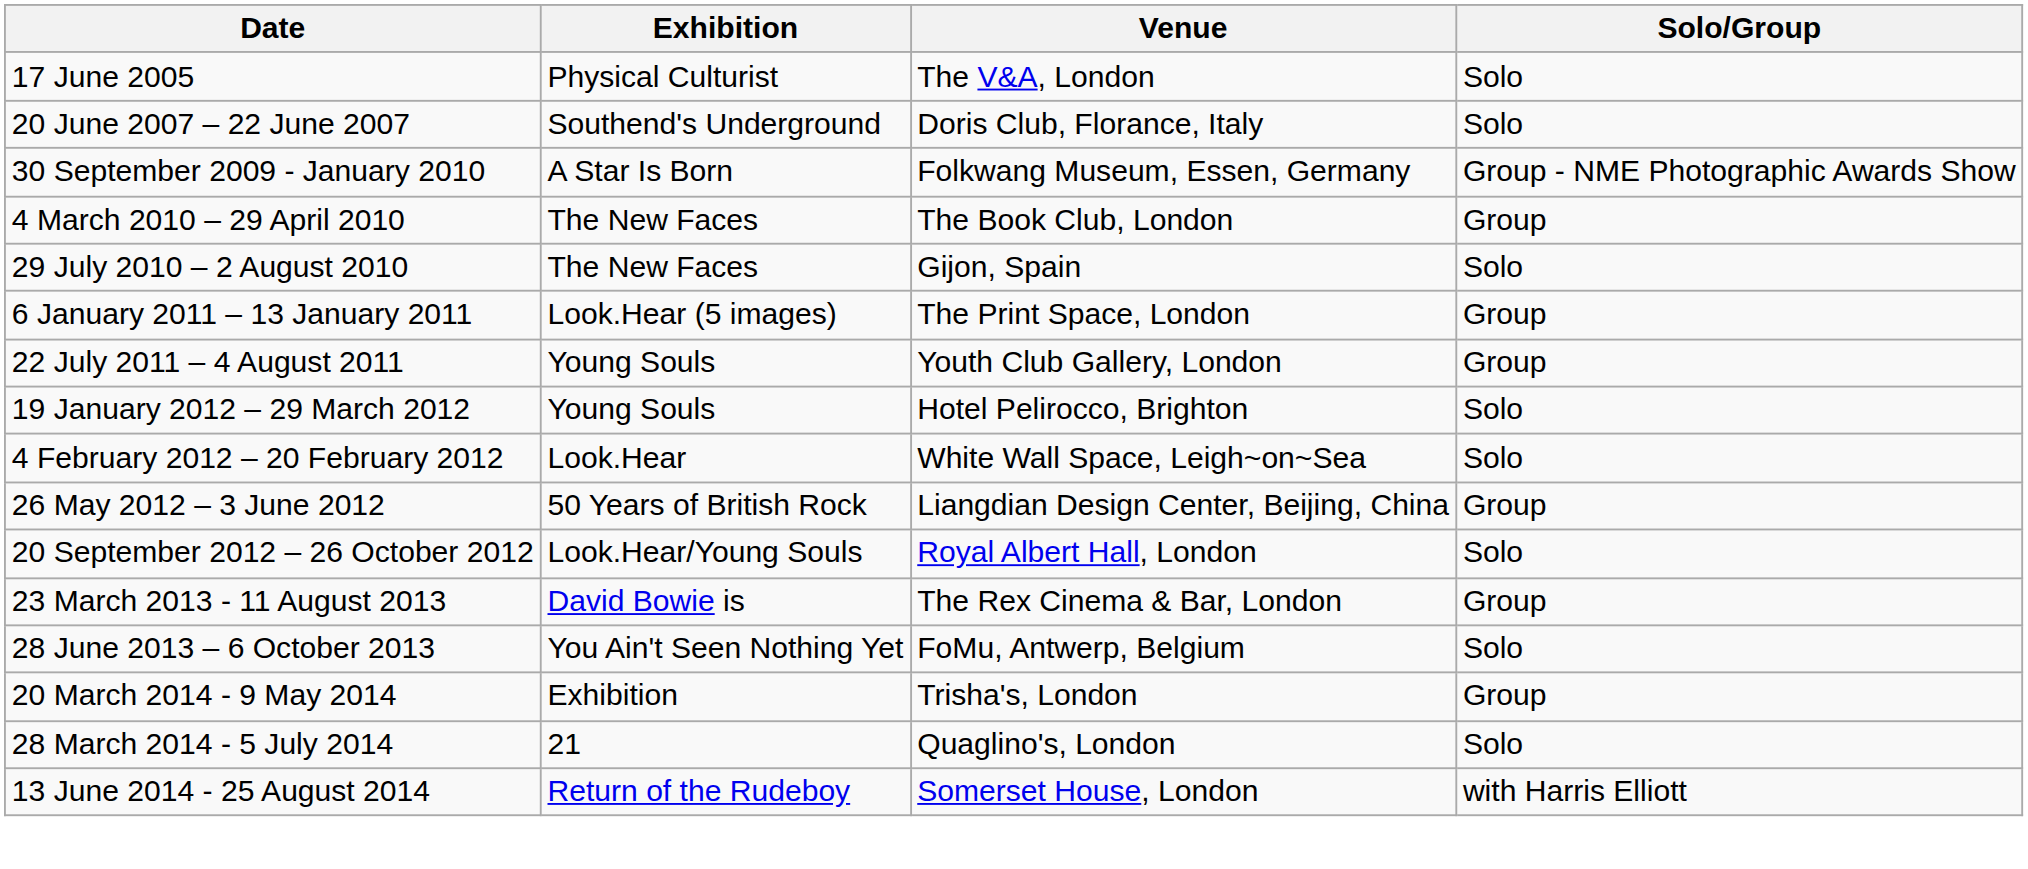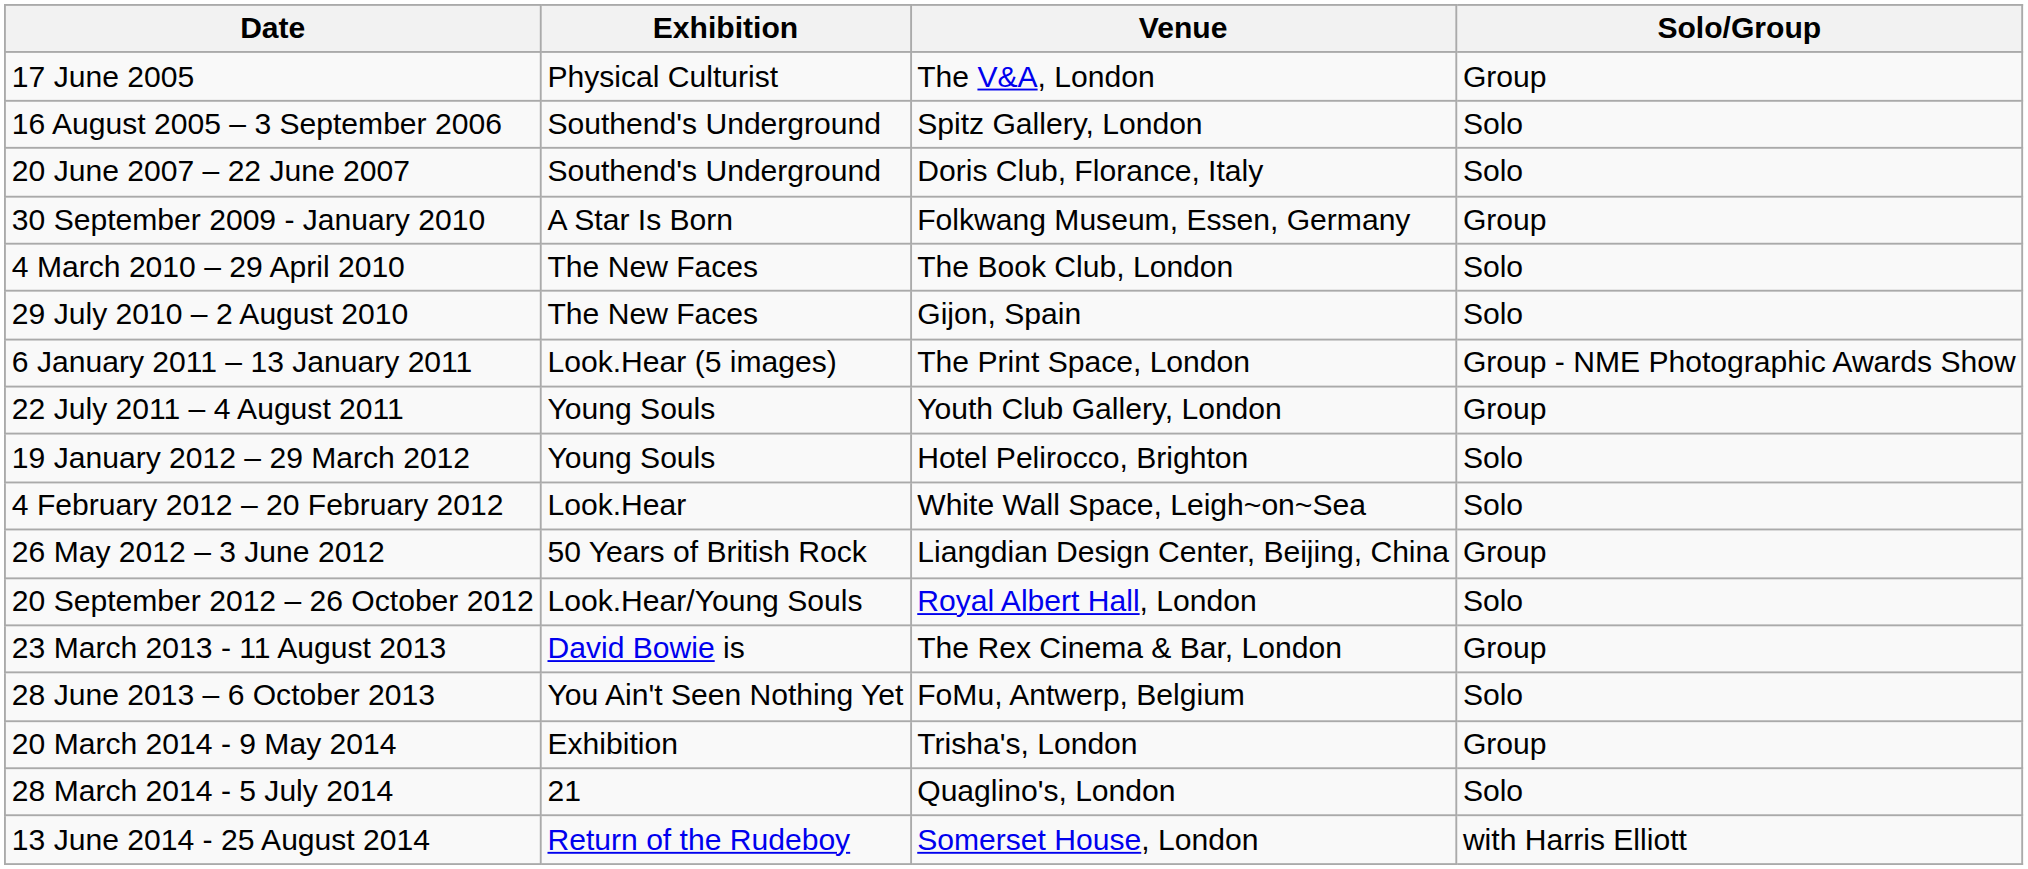(1493, 76) Solo -> (1505, 76) Group
+ row: (257, 123)
(1739, 171) Group - NME Photographic Awards Show -> (1505, 219) Group
(1505, 219) Group -> (1493, 266) Solo
(1505, 314) Group -> (1739, 362) Group - NME Photographic Awards Show
